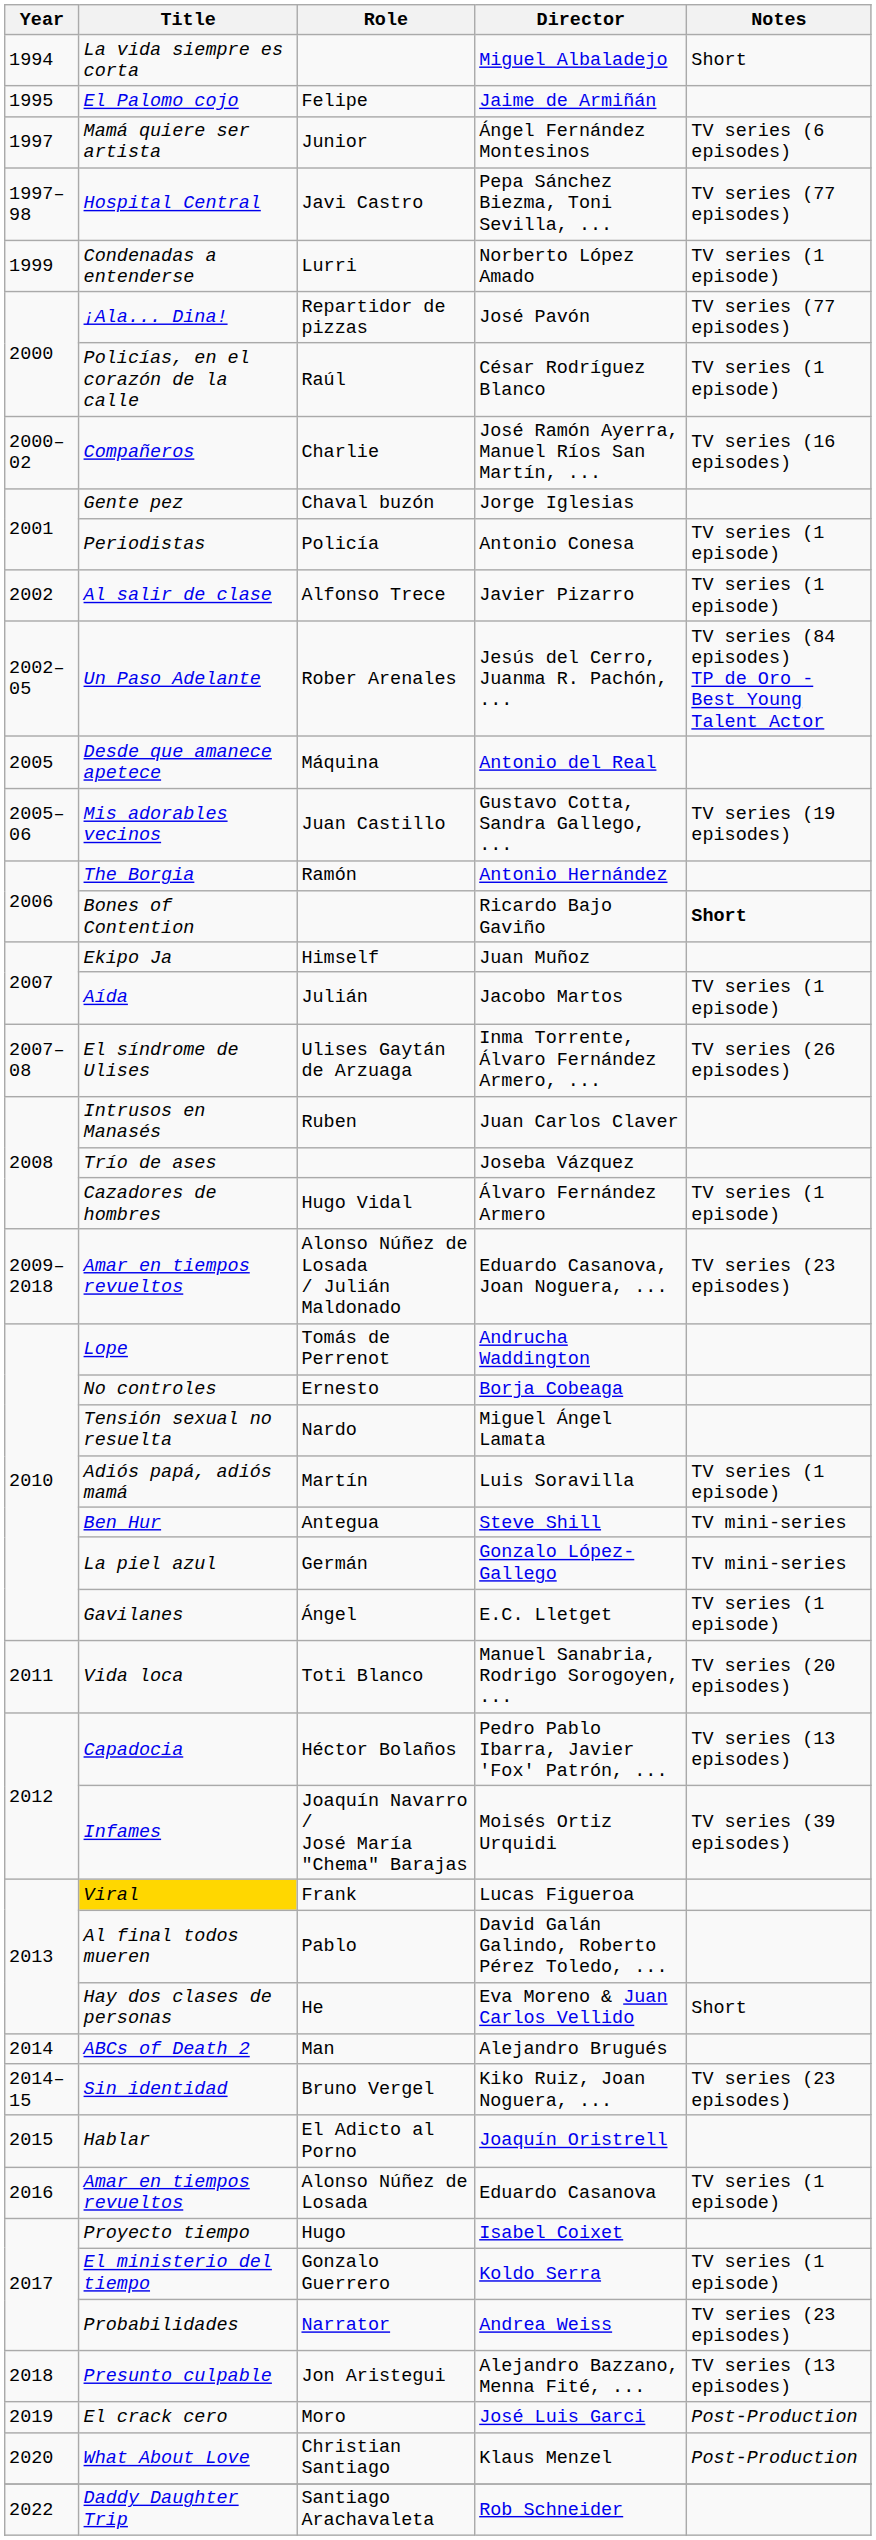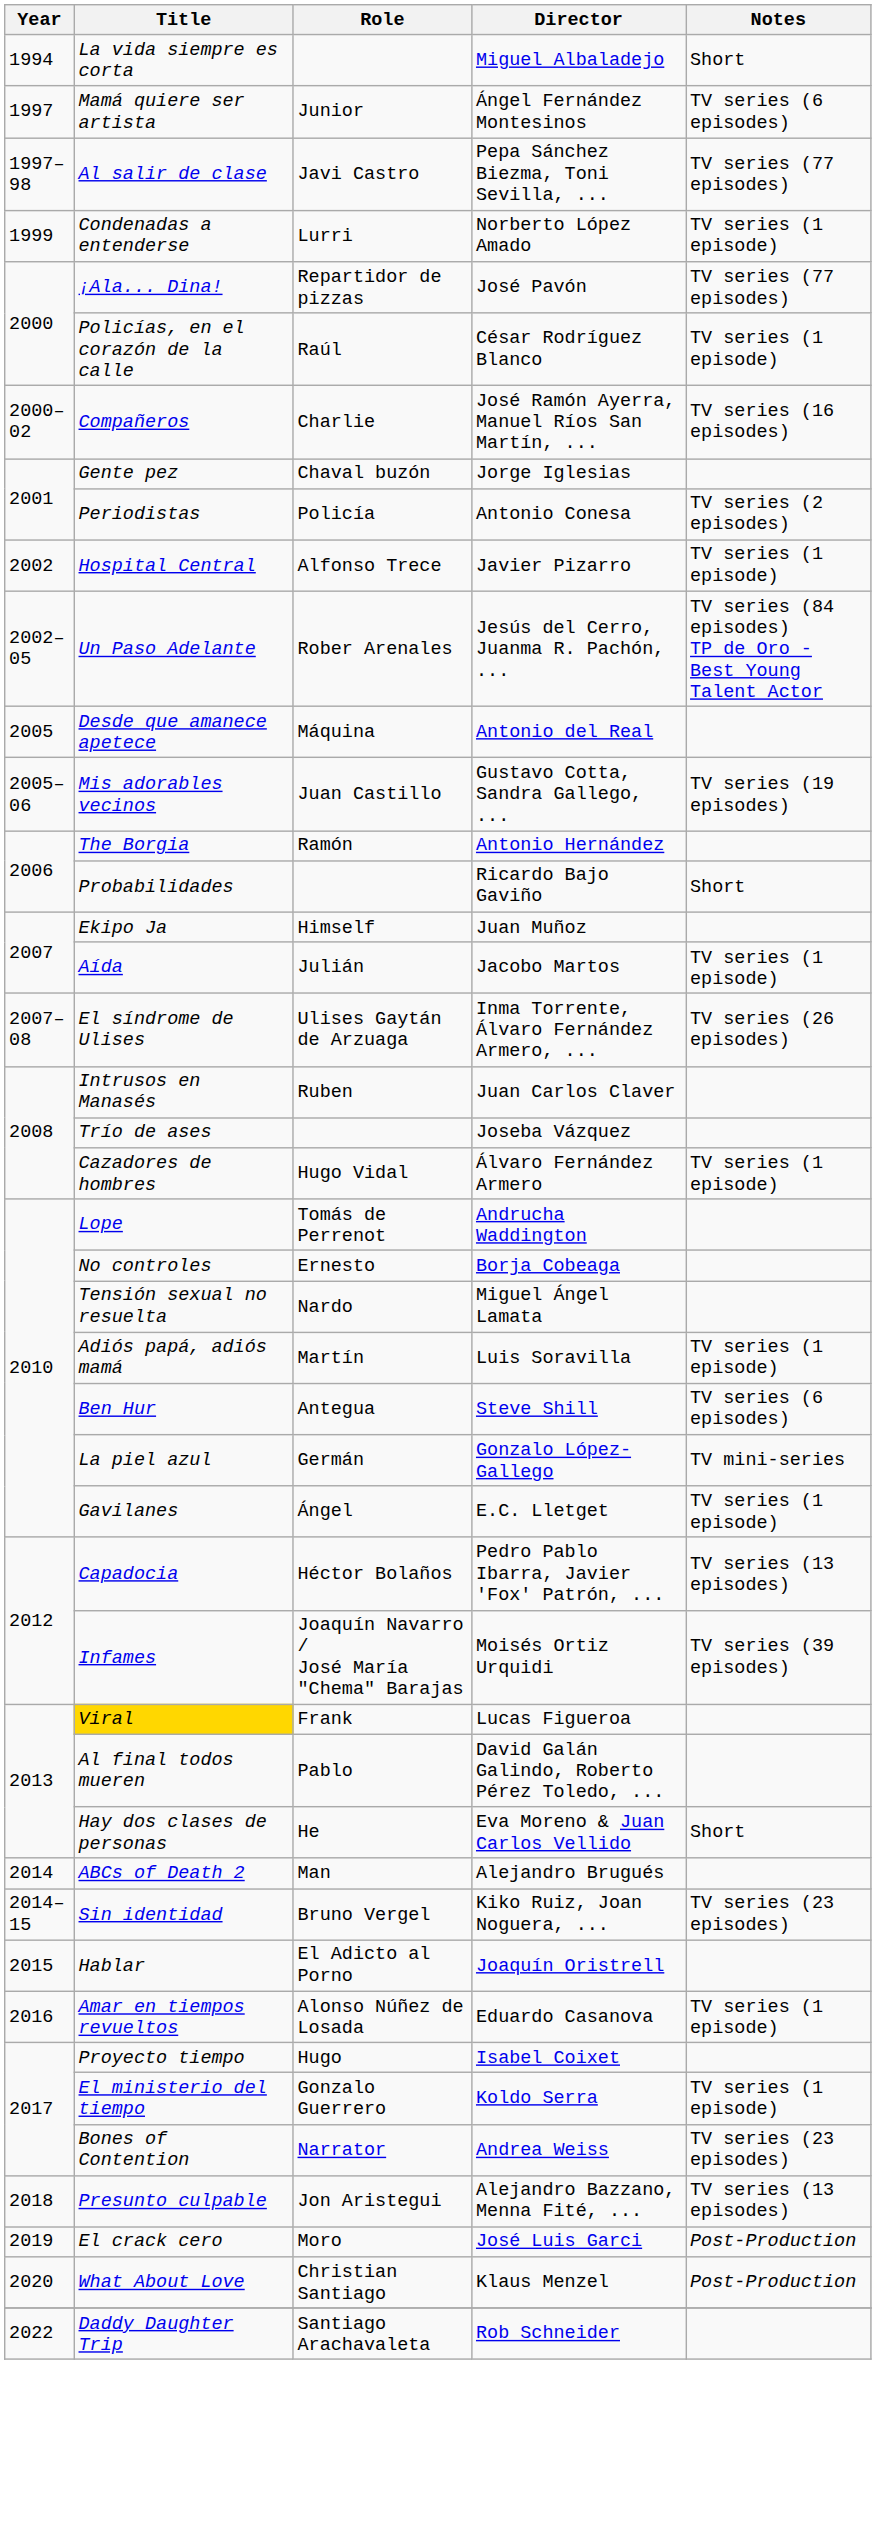- row: (568, 101)
(172, 204) Hospital Central -> (173, 174) Al salir de clase
(758, 544) TV series (1 episode) -> (757, 514) TV series (2 episodes)
(178, 596) Al salir de clase -> (167, 566) Hospital Central
(139, 916) Bones of Contention -> (156, 886) Probabilidades
(719, 916) bold -> (718, 886) normal
- row: (573, 1276)
(769, 1522) TV mini-series -> (757, 1409) TV series (6 episodes)
- row: (579, 1677)
(161, 2325) Probabilidades -> (134, 2150) Bones of Contention
